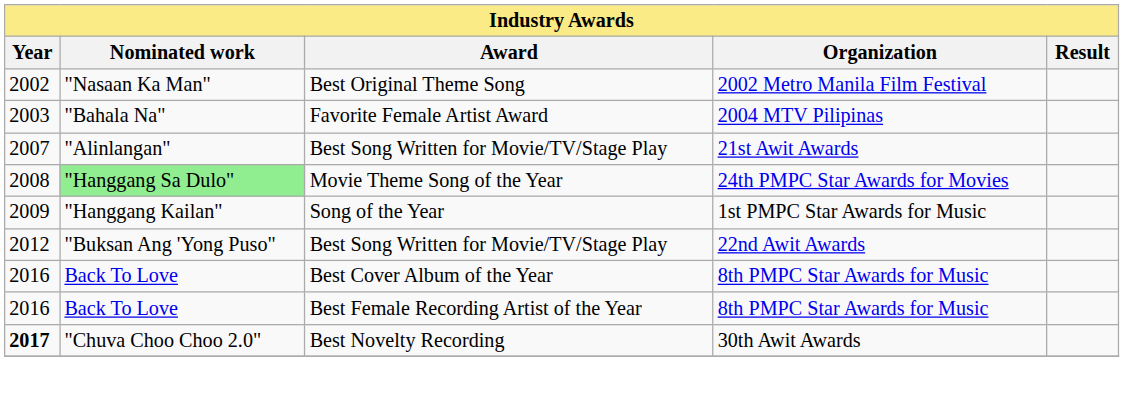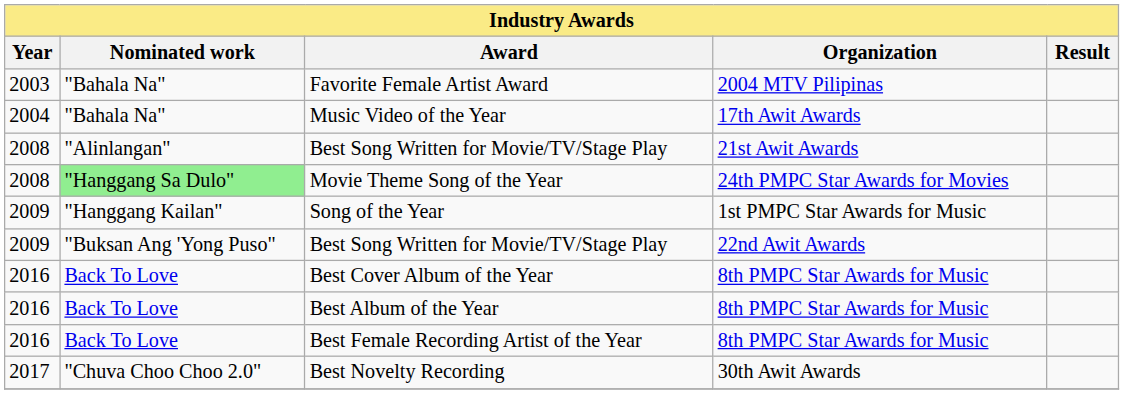- row: (417, 84)
+ row: (408, 116)
(29, 148) 2007 -> (29, 148) 2008
(29, 244) 2012 -> (29, 244) 2009
+ row: (404, 308)
(29, 340) bold -> (29, 372) normal
